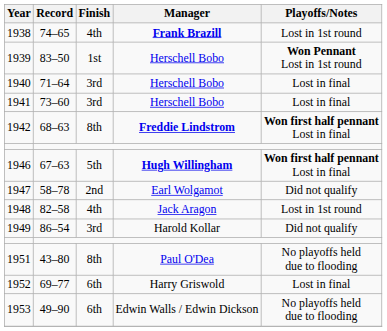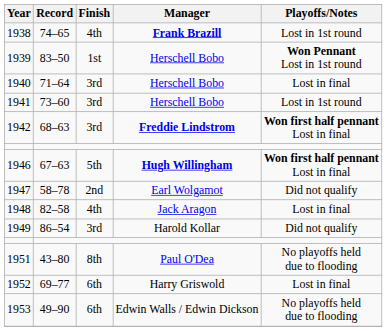(321, 102) Lost in final -> (321, 102) Lost in 1st round
(94, 127) 8th -> (94, 127) 3rd
(321, 209) Lost in 1st round -> (321, 209) Lost in final
